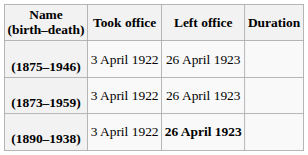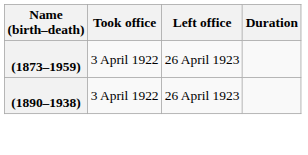- row: (46, 66)
(203, 132) bold -> (202, 95) normal
